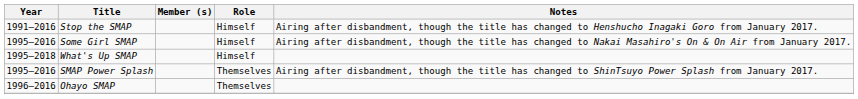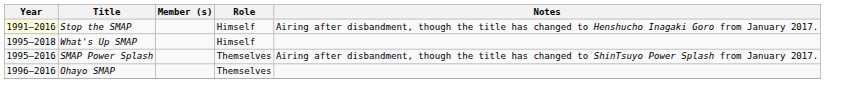(31, 27) no background -> (31, 27) lightyellow background
- row: (99, 41)
